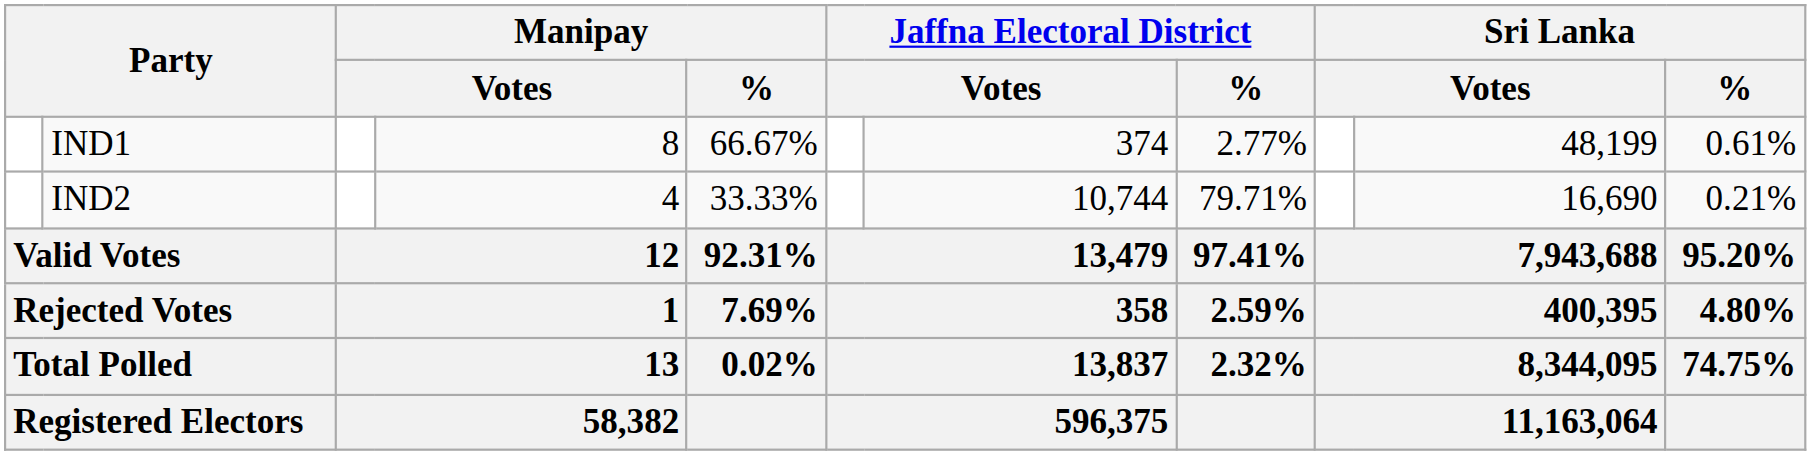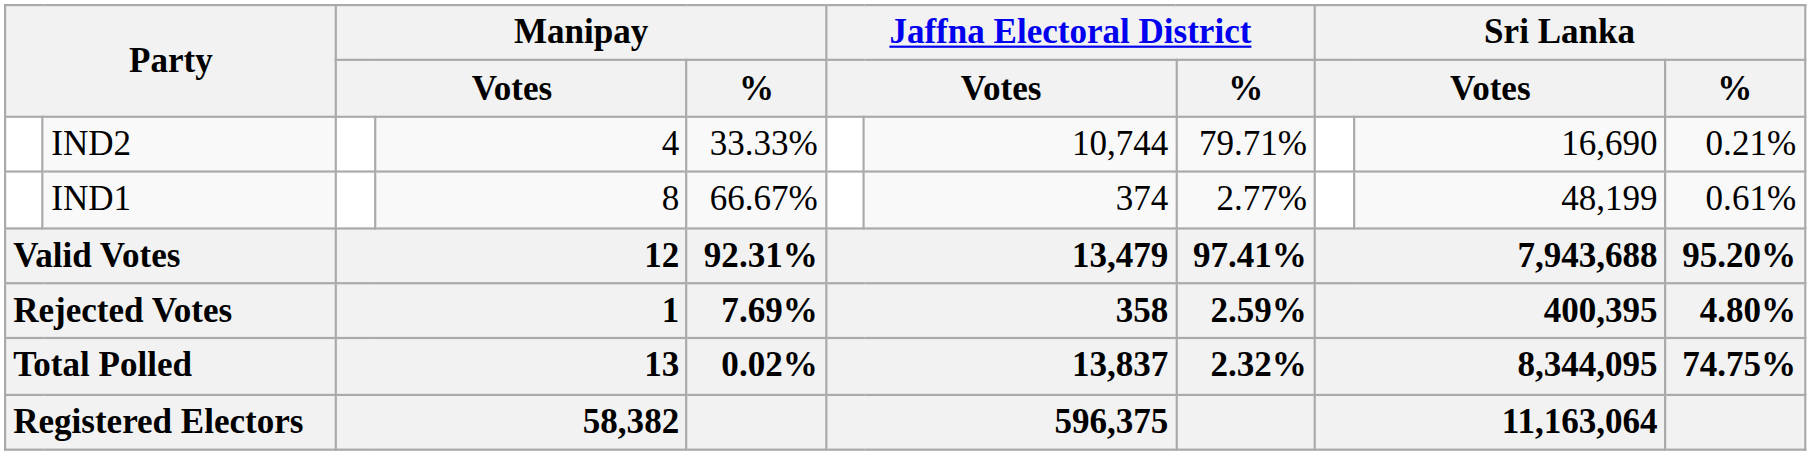rows swapped: (91, 143) <-> (91, 198)
